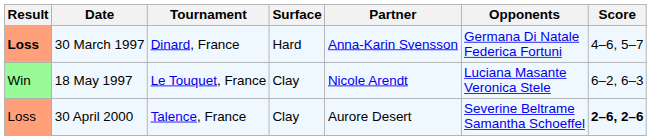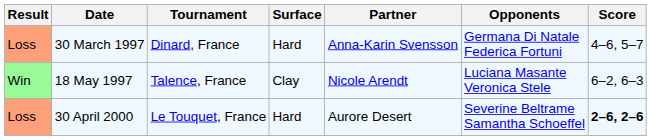(23, 44) bold -> (22, 44) normal
(208, 80) Le Touquet, France -> (198, 80) Talence, France
(198, 116) Talence, France -> (208, 116) Le Touquet, France
(286, 116) Clay -> (287, 116) Hard
